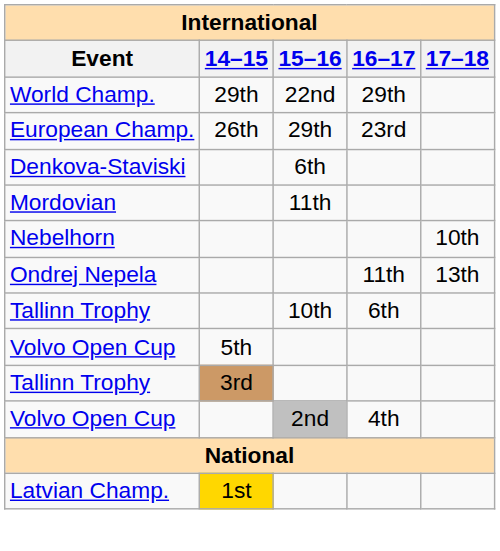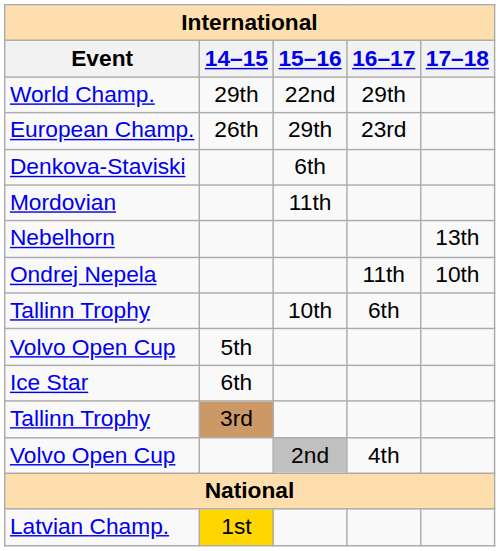(457, 238) 10th -> (457, 238) 13th
(457, 274) 13th -> (457, 274) 10th
+ row: (49, 382)
